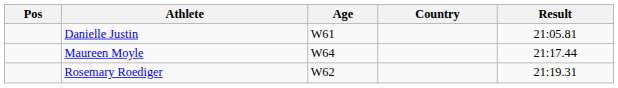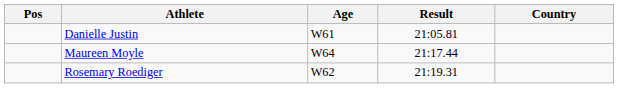columns swapped: (437, 14) <-> (555, 14)
